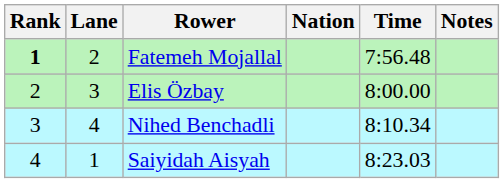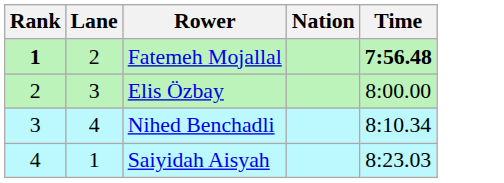- column: (467, 21)
(398, 56) normal -> (398, 56) bold
